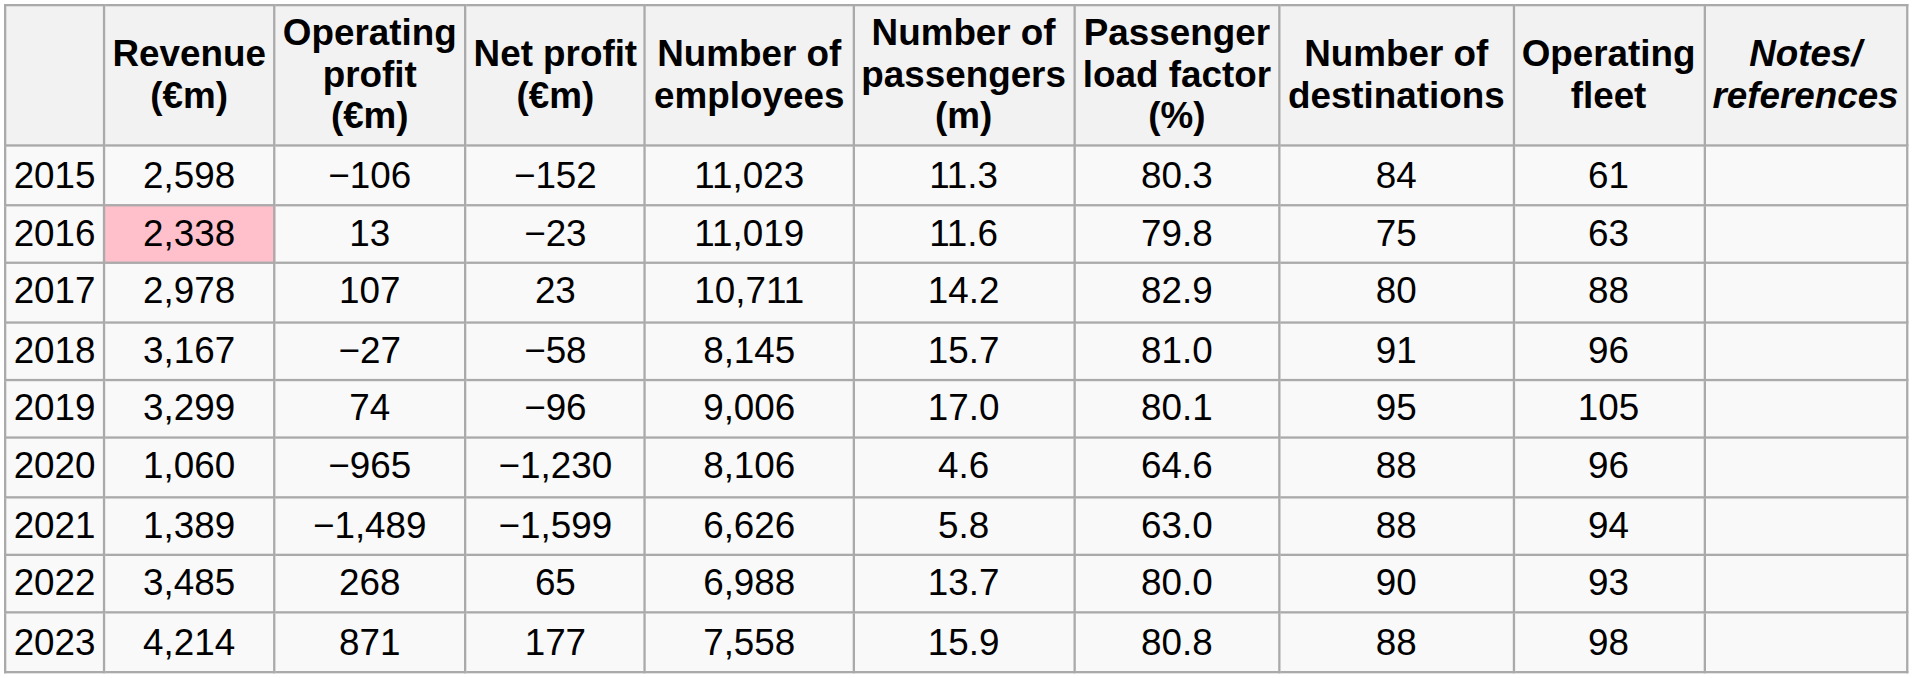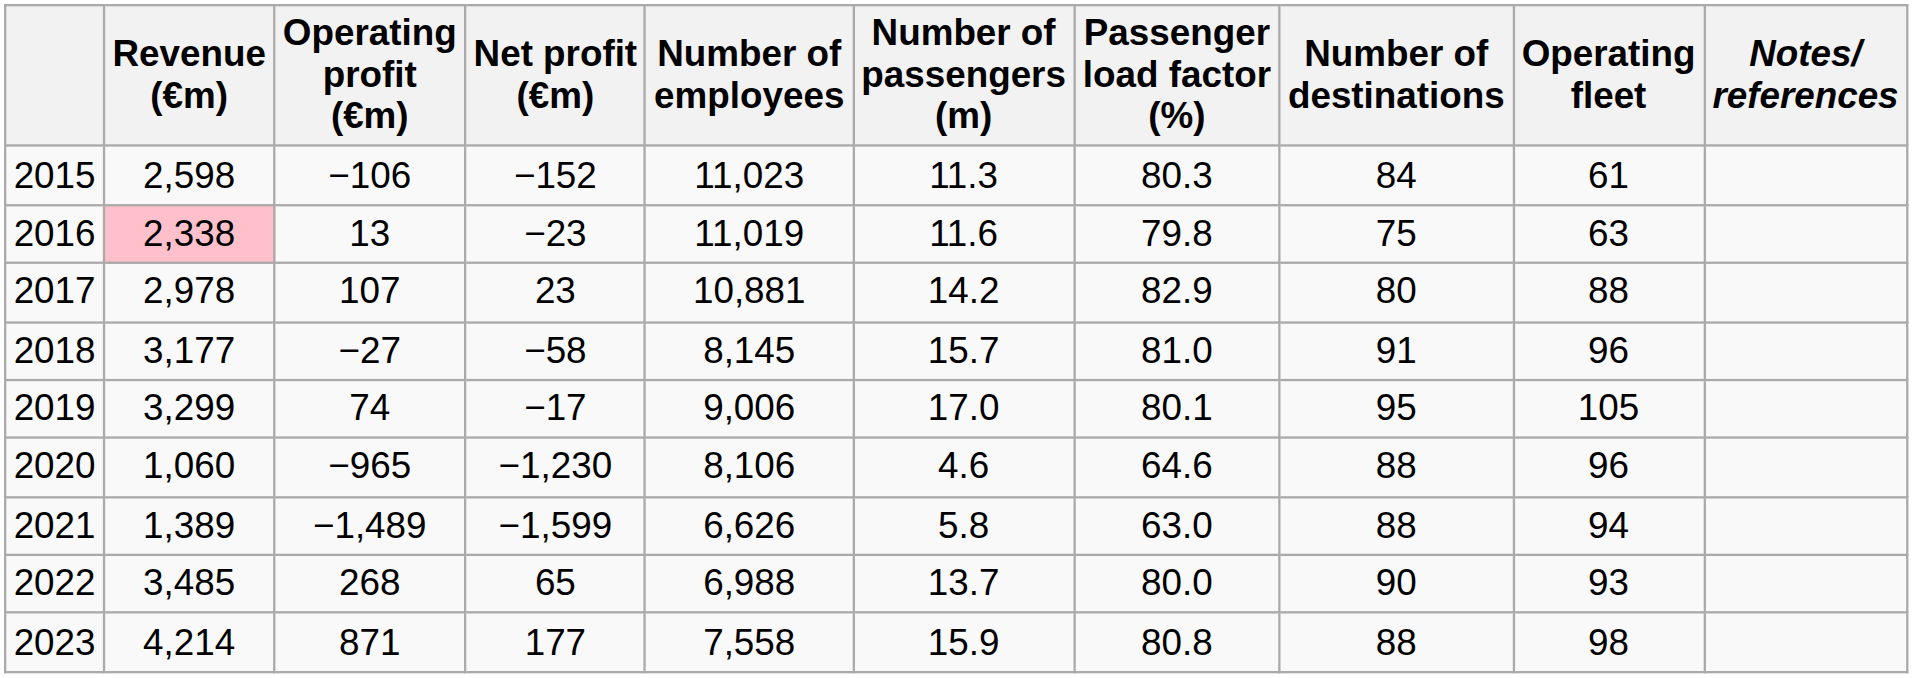(749, 291) 10,711 -> (749, 291) 10,881
(189, 349) 3,167 -> (189, 349) 3,177
(555, 408) −96 -> (555, 408) −17
